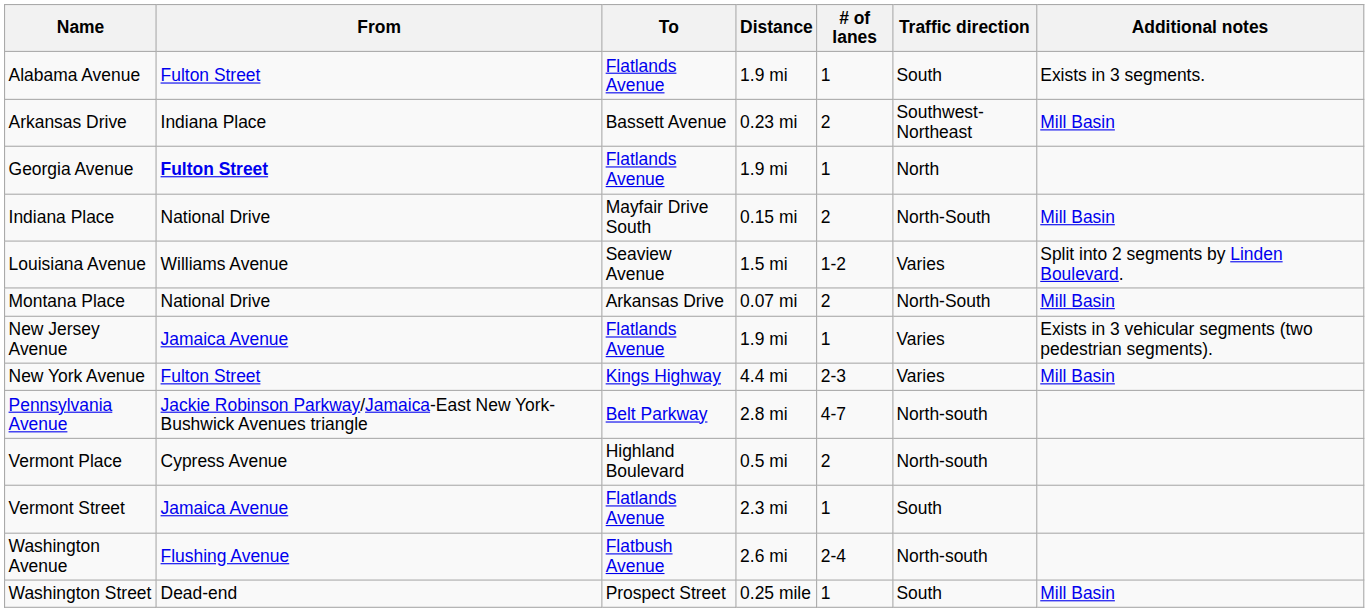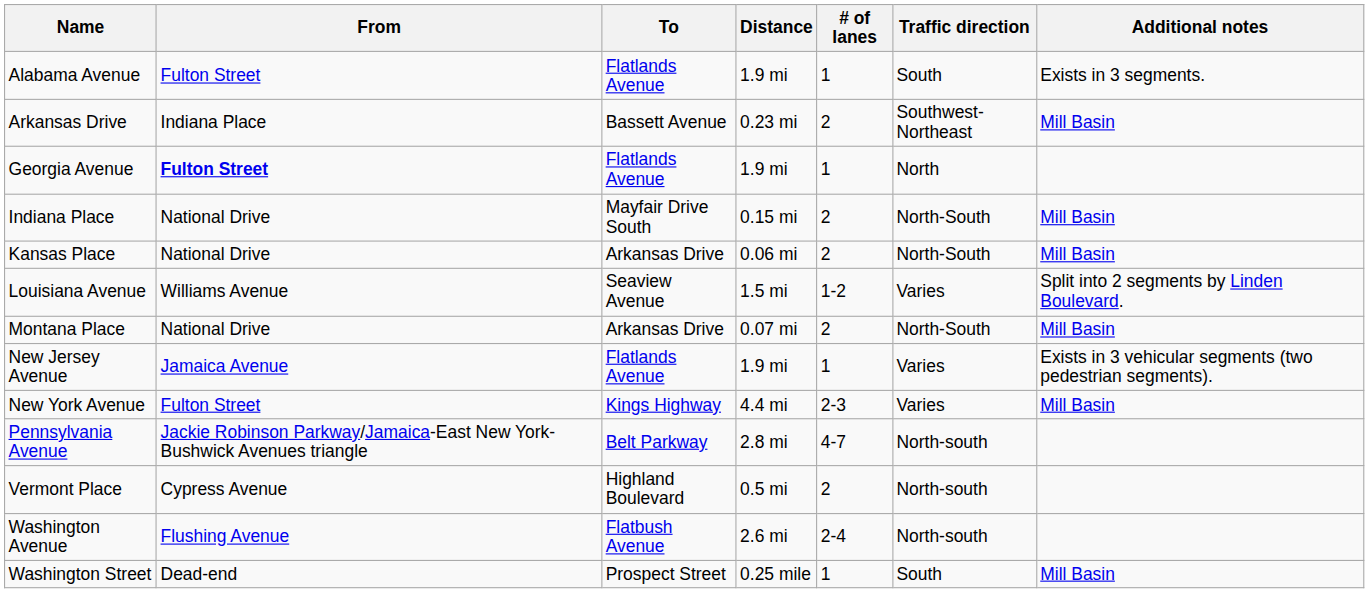+ row: (62, 254)
- row: (67, 508)
